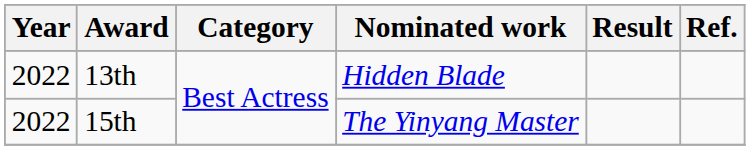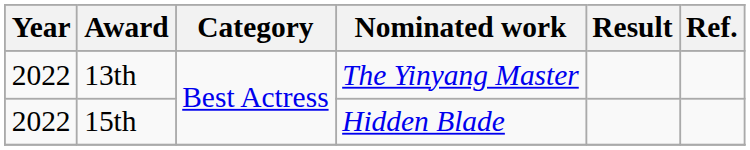(424, 74) Hidden Blade -> (460, 74) The Yinyang Master
(460, 121) The Yinyang Master -> (424, 121) Hidden Blade
